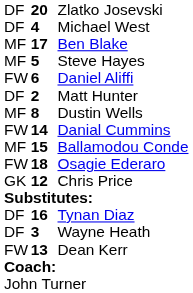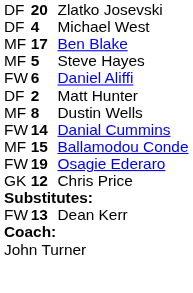(39, 164) 18 -> (39, 164) 19
- row: (96, 215)
- row: (104, 232)
